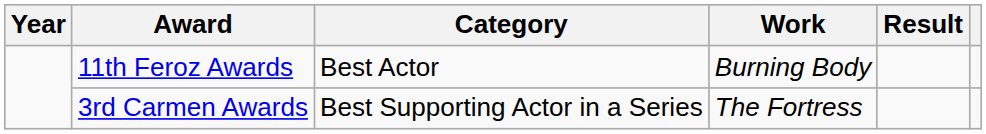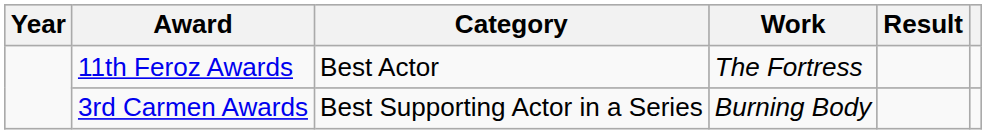(793, 66) Burning Body -> (789, 66) The Fortress
(789, 107) The Fortress -> (793, 107) Burning Body
